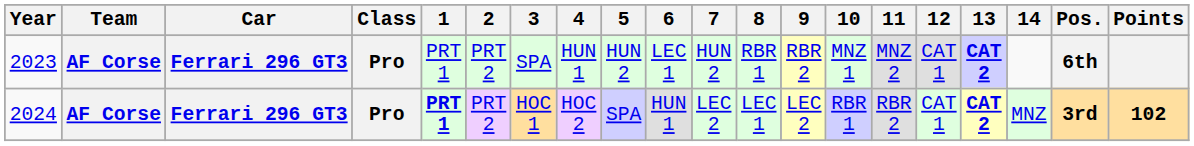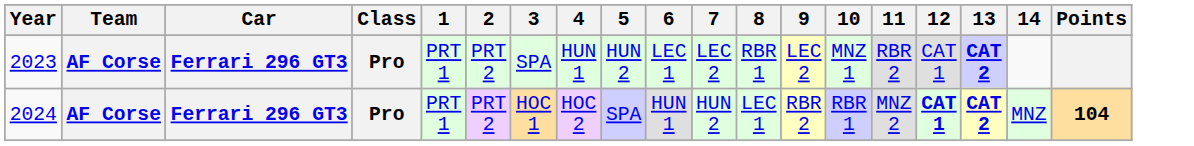- column: (1080, 20)
(714, 62) HUN 2 -> (714, 62) LEC 2
(804, 62) RBR 2 -> (804, 62) LEC 2
(894, 62) MNZ 2 -> (894, 62) RBR 2
(444, 114) bold -> (444, 114) normal
(714, 114) LEC 2 -> (714, 114) HUN 2
(804, 114) LEC 2 -> (804, 114) RBR 2
(894, 114) RBR 2 -> (894, 114) MNZ 2
(939, 114) normal -> (939, 114) bold
(1149, 114) 102 -> (1092, 114) 104
